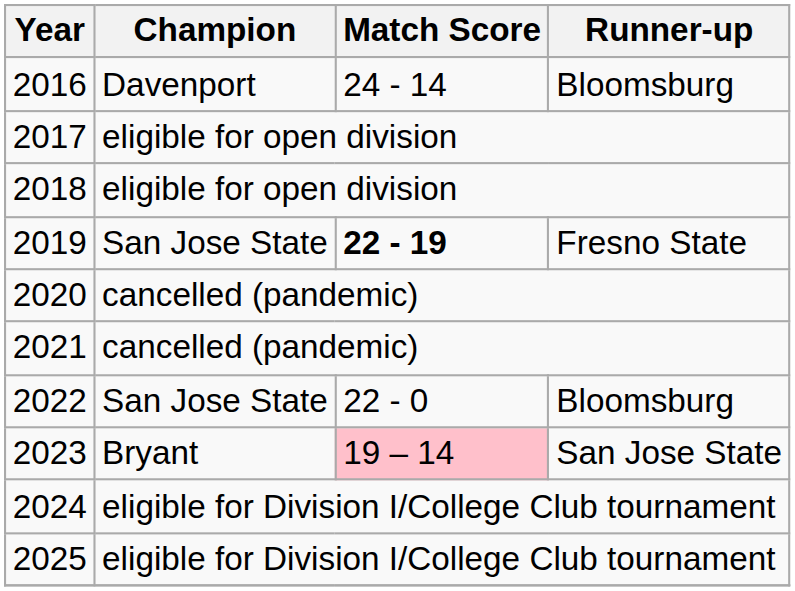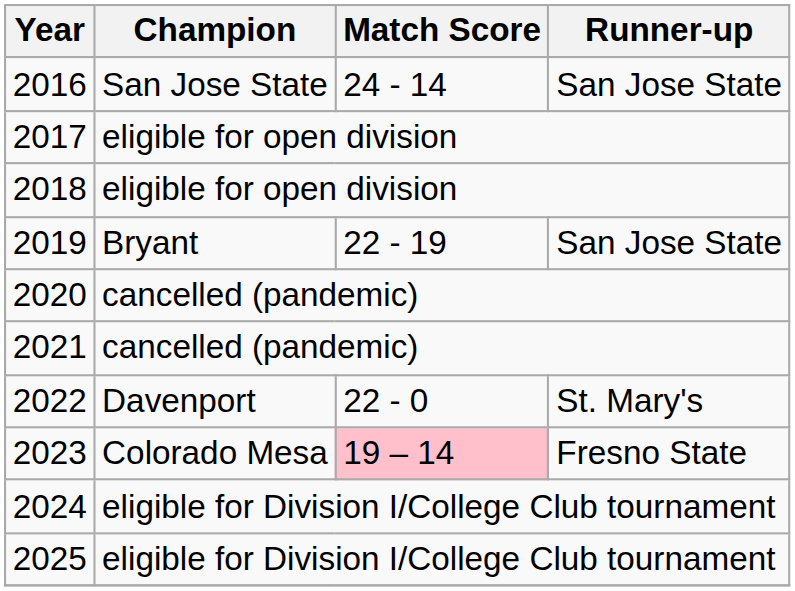(179, 83) Davenport -> (215, 83) San Jose State
(645, 83) Bloomsburg -> (669, 83) San Jose State
(215, 242) San Jose State -> (150, 242) Bryant
(395, 242) bold -> (395, 242) normal
(652, 242) Fresno State -> (669, 242) San Jose State
(215, 400) San Jose State -> (179, 400) Davenport
(645, 400) Bloomsburg -> (630, 400) St. Mary's
(150, 453) Bryant -> (215, 453) Colorado Mesa
(669, 453) San Jose State -> (652, 453) Fresno State
